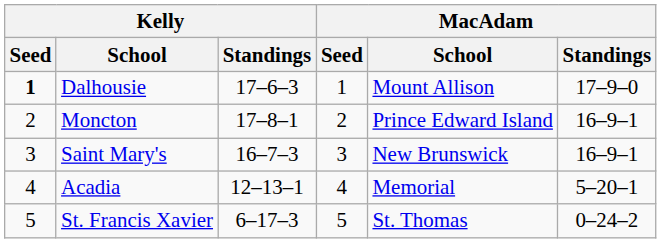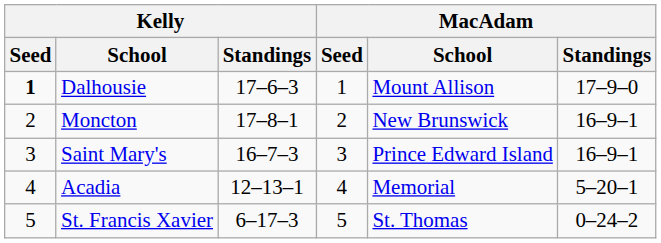(463, 120) Prince Edward Island -> (440, 120) New Brunswick
(440, 154) New Brunswick -> (463, 154) Prince Edward Island
